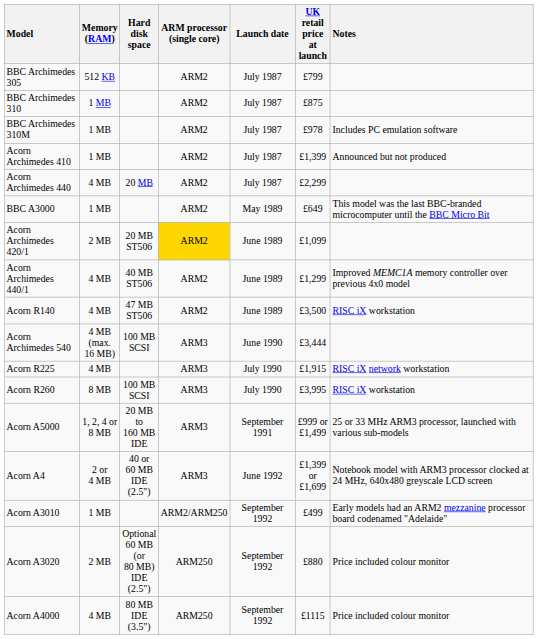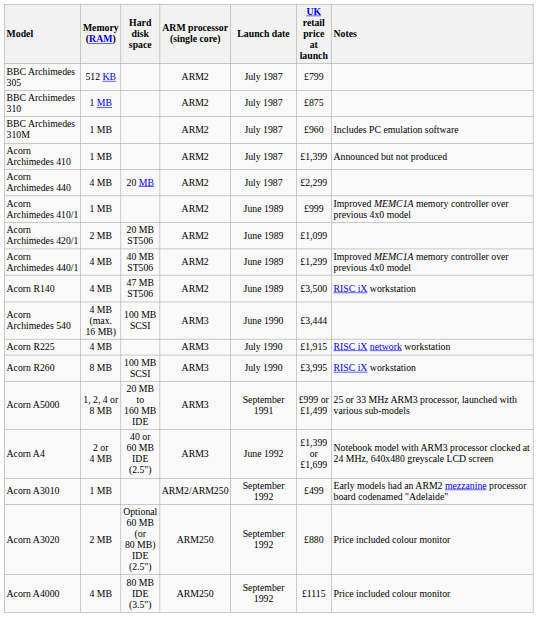(313, 130) £978 -> (314, 130) £960
- row: (31, 209)
+ row: (42, 209)
(194, 241) gold background -> (195, 235) no background
